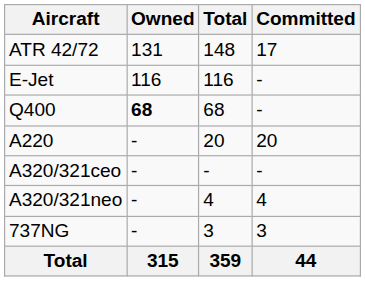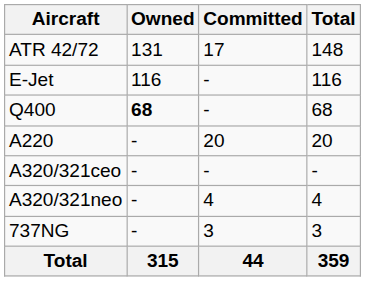columns swapped: (306, 19) <-> (225, 19)
